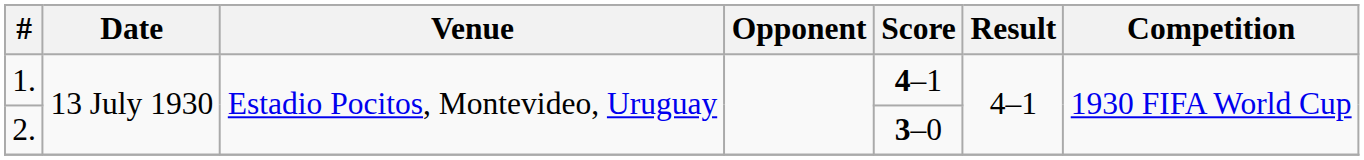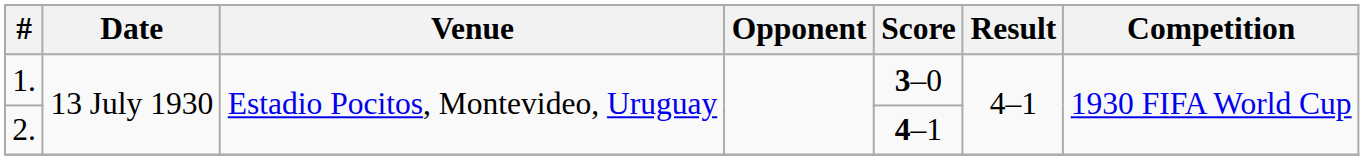(918, 79) 4–1 -> (918, 79) 3–0
(918, 129) 3–0 -> (918, 129) 4–1
